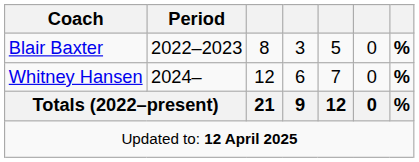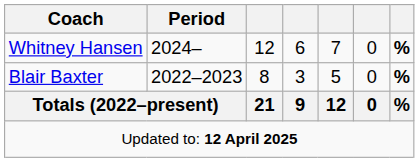rows swapped: (56, 47) <-> (76, 76)
